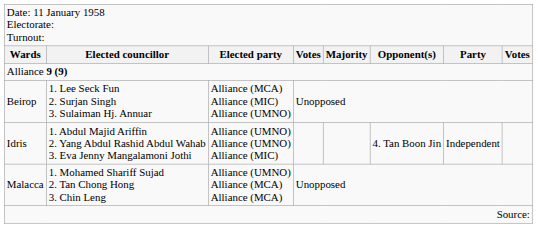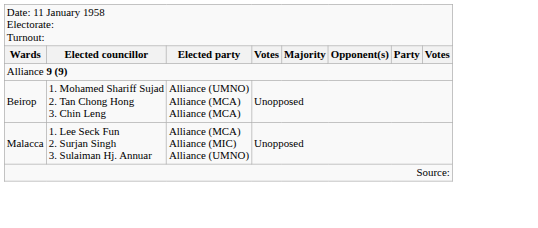(100, 101) 1. Lee Seck Fun 2. Surjan Singh 3. Sulaiman Hj. Annuar -> (106, 101) 1. Mohamed Shariff Sujad 2. Tan Chong Hong 3. Chin Leng
(251, 101) Alliance (MCA) Alliance (MIC) Alliance (UMNO) -> (209, 101) Alliance (UMNO) Alliance (MCA) Alliance (MCA)
- row: (17, 143)
(106, 185) 1. Mohamed Shariff Sujad 2. Tan Chong Hong 3. Chin Leng -> (100, 143) 1. Lee Seck Fun 2. Surjan Singh 3. Sulaiman Hj. Annuar
(251, 185) Alliance (UMNO) Alliance (MCA) Alliance (MCA) -> (209, 143) Alliance (MCA) Alliance (MIC) Alliance (UMNO)
